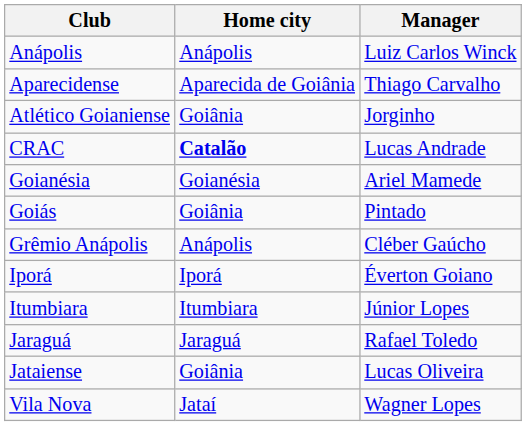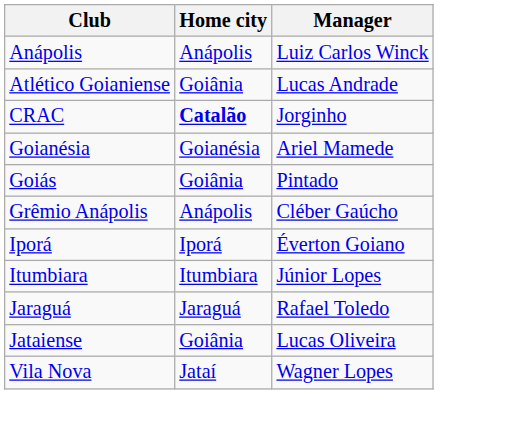- row: (64, 84)
(399, 116) Jorginho -> (337, 84) Lucas Andrade
(425, 148) Lucas Andrade -> (312, 116) Jorginho
